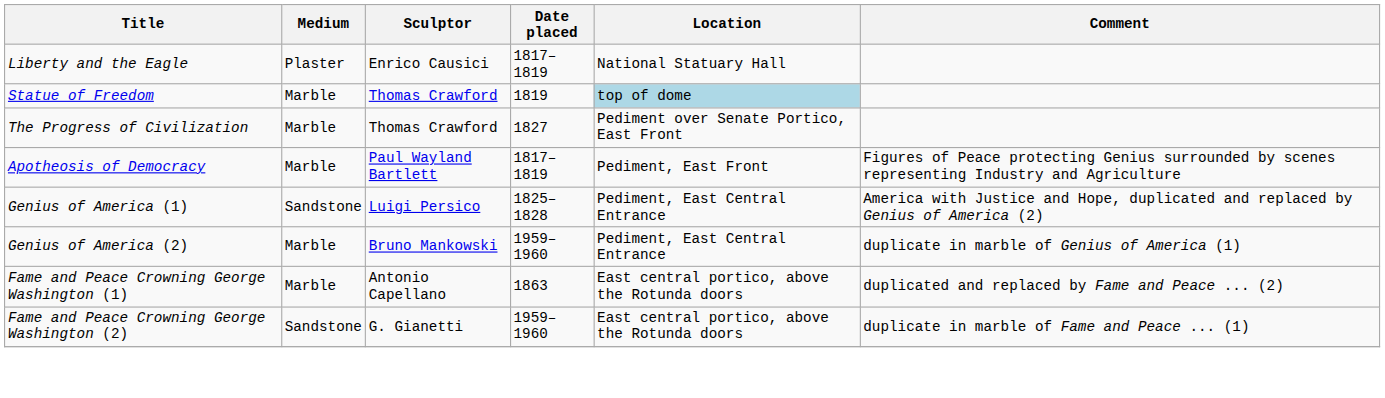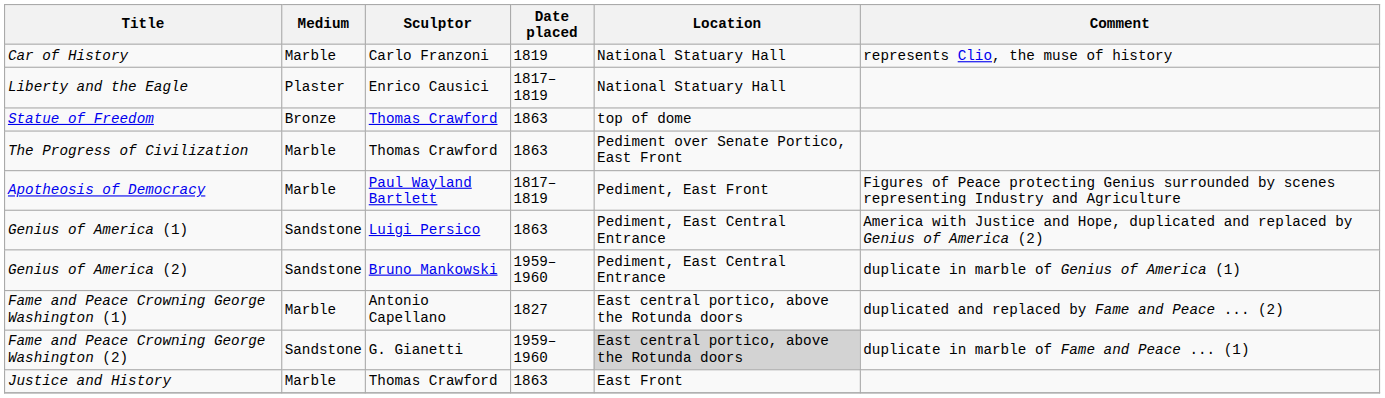+ row: (68, 56)
(310, 96) Marble -> (310, 119) Bronze
(531, 96) 1819 -> (531, 119) 1863
(644, 96) lightblue background -> (644, 119) no background
(531, 127) 1827 -> (531, 151) 1863
(535, 207) 1825–1828 -> (531, 230) 1863
(310, 247) Marble -> (323, 270) Sandstone
(531, 287) 1863 -> (531, 310) 1827
(713, 326) no background -> (713, 350) lightgrey background
+ row: (89, 381)
